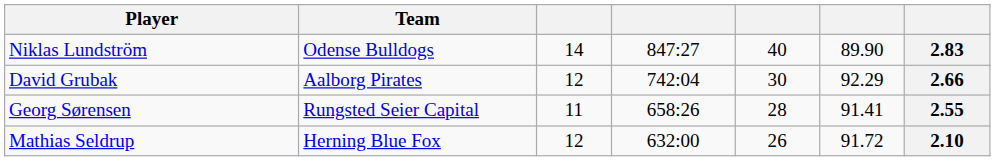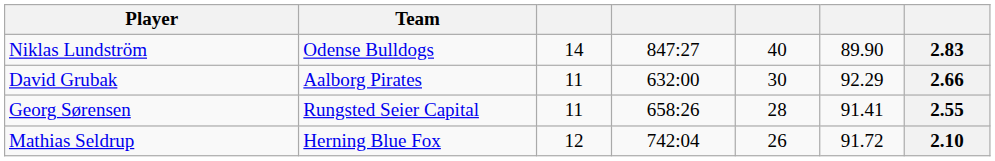(574, 79) 12 -> (574, 79) 11
(673, 79) 742:04 -> (673, 79) 632:00
(673, 140) 632:00 -> (673, 140) 742:04
